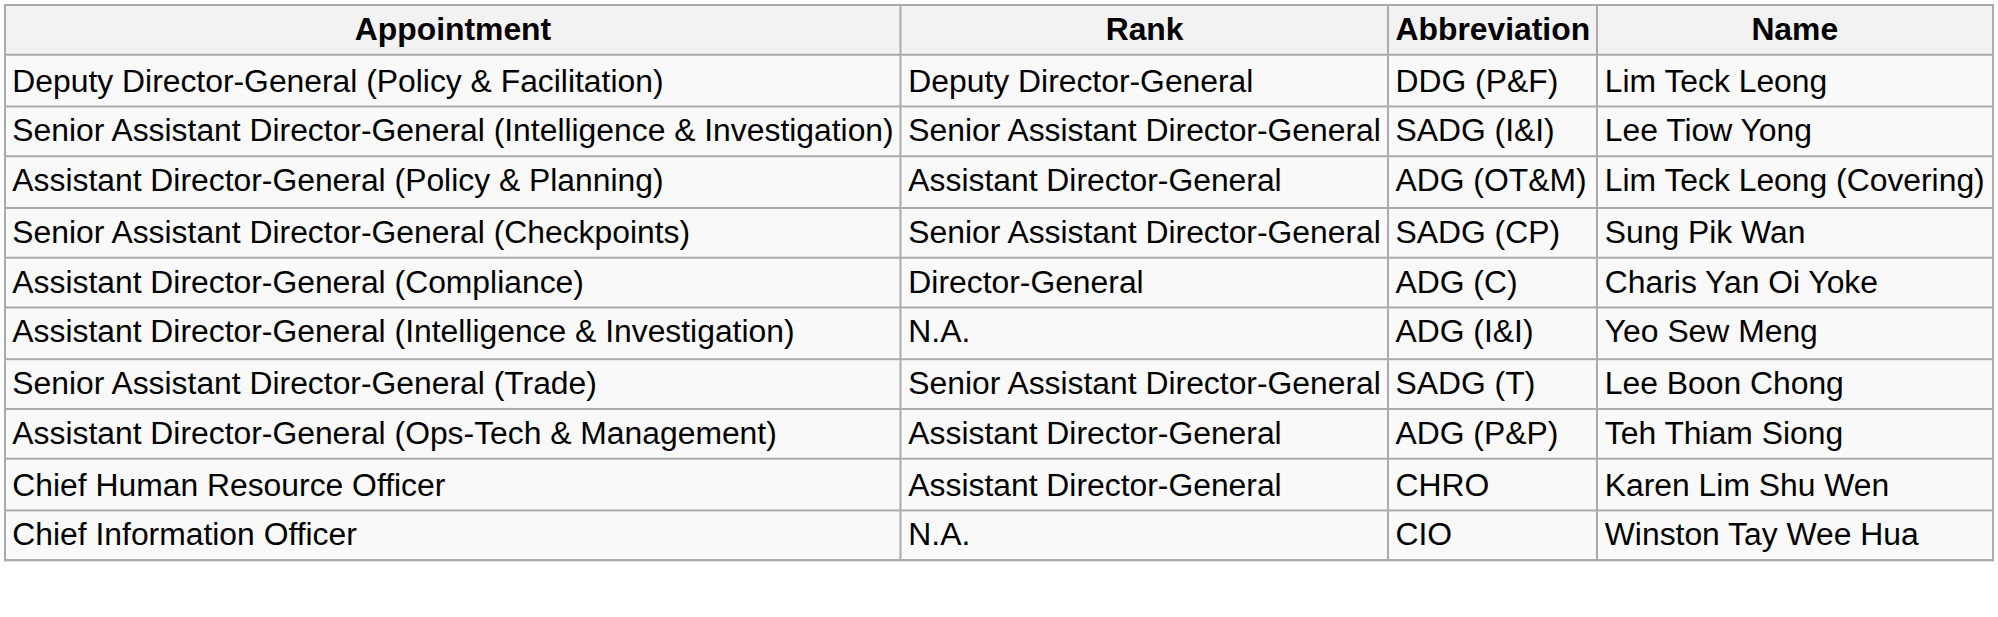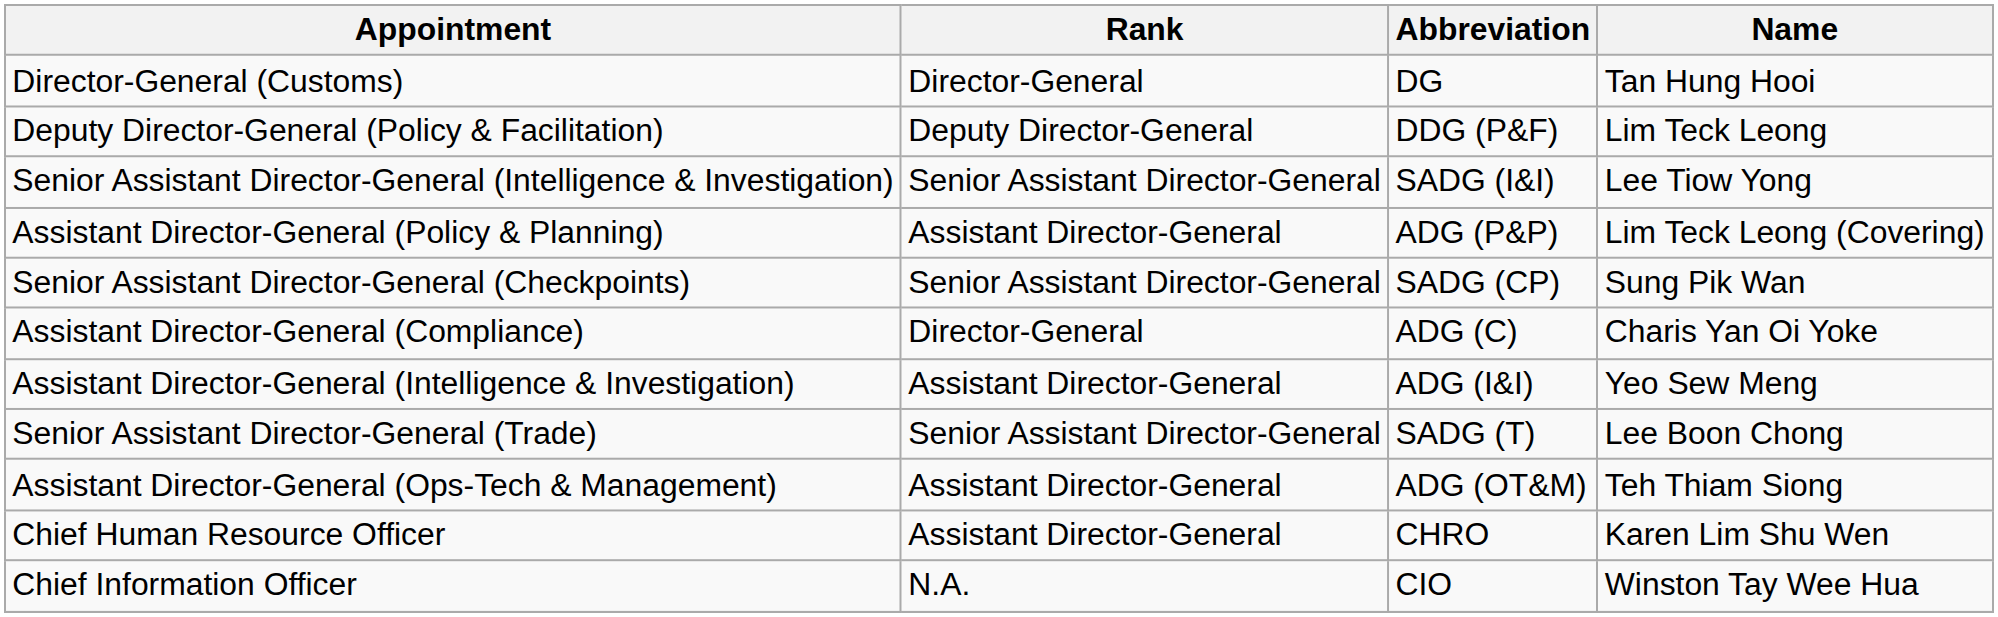+ row: (208, 80)
(1491, 181) ADG (OT&M) -> (1477, 231) ADG (P&P)
(939, 332) N.A. -> (1095, 383) Assistant Director-General
(1477, 433) ADG (P&P) -> (1491, 484) ADG (OT&M)
